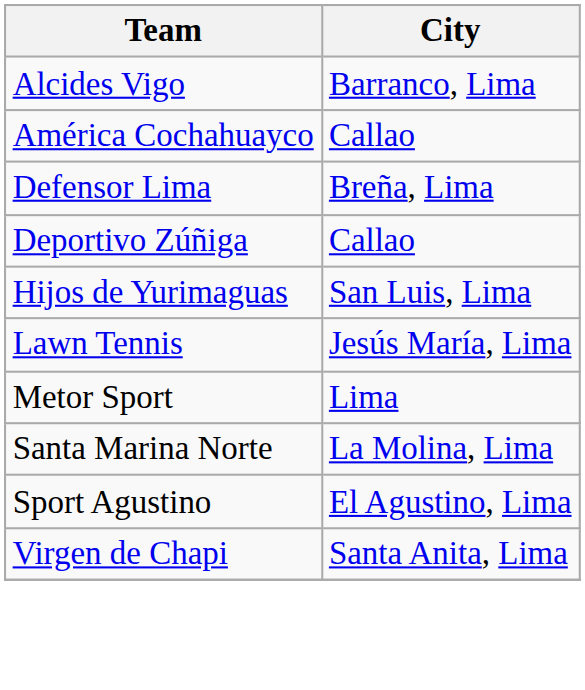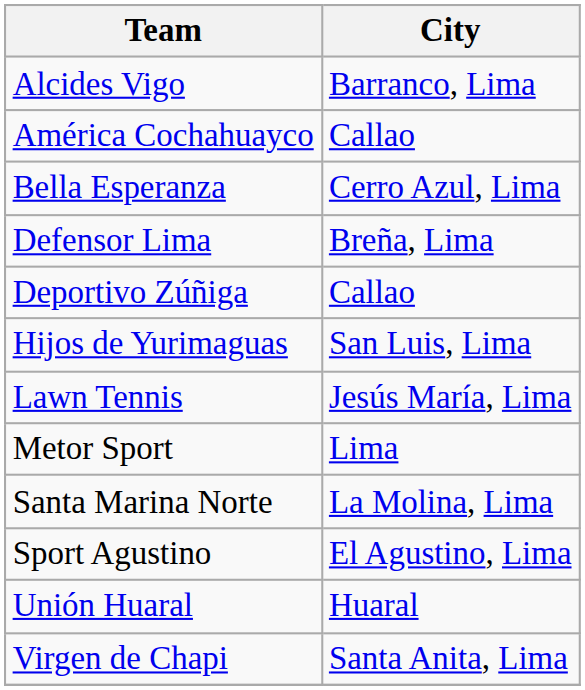+ row: (119, 187)
+ row: (103, 605)
